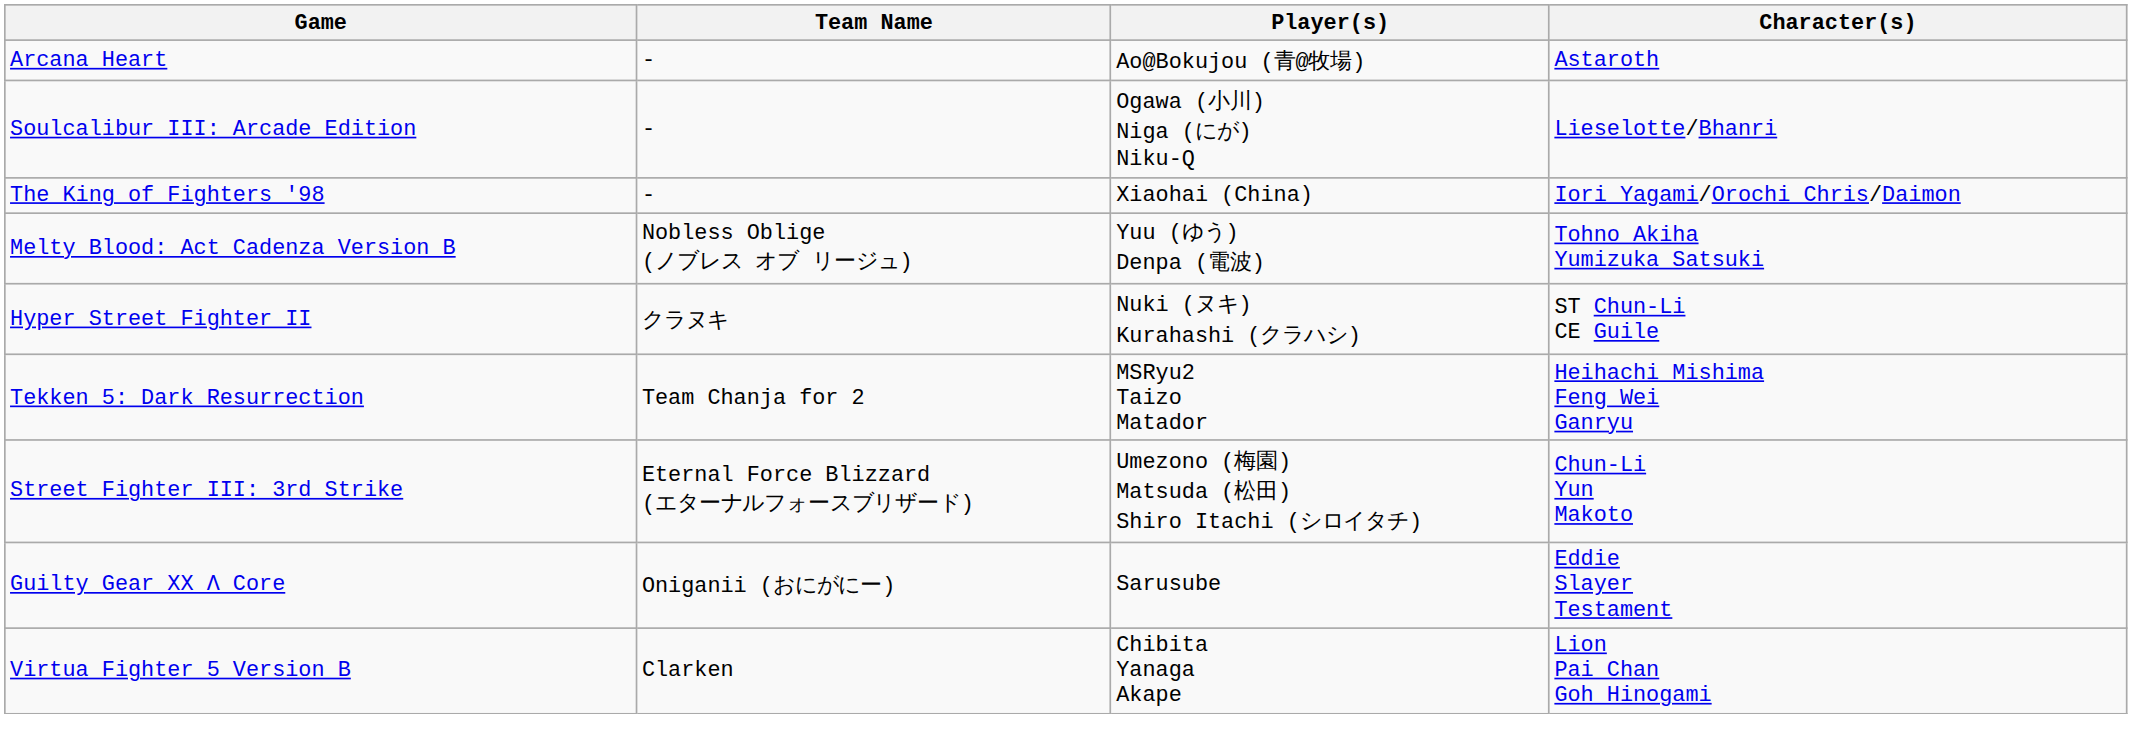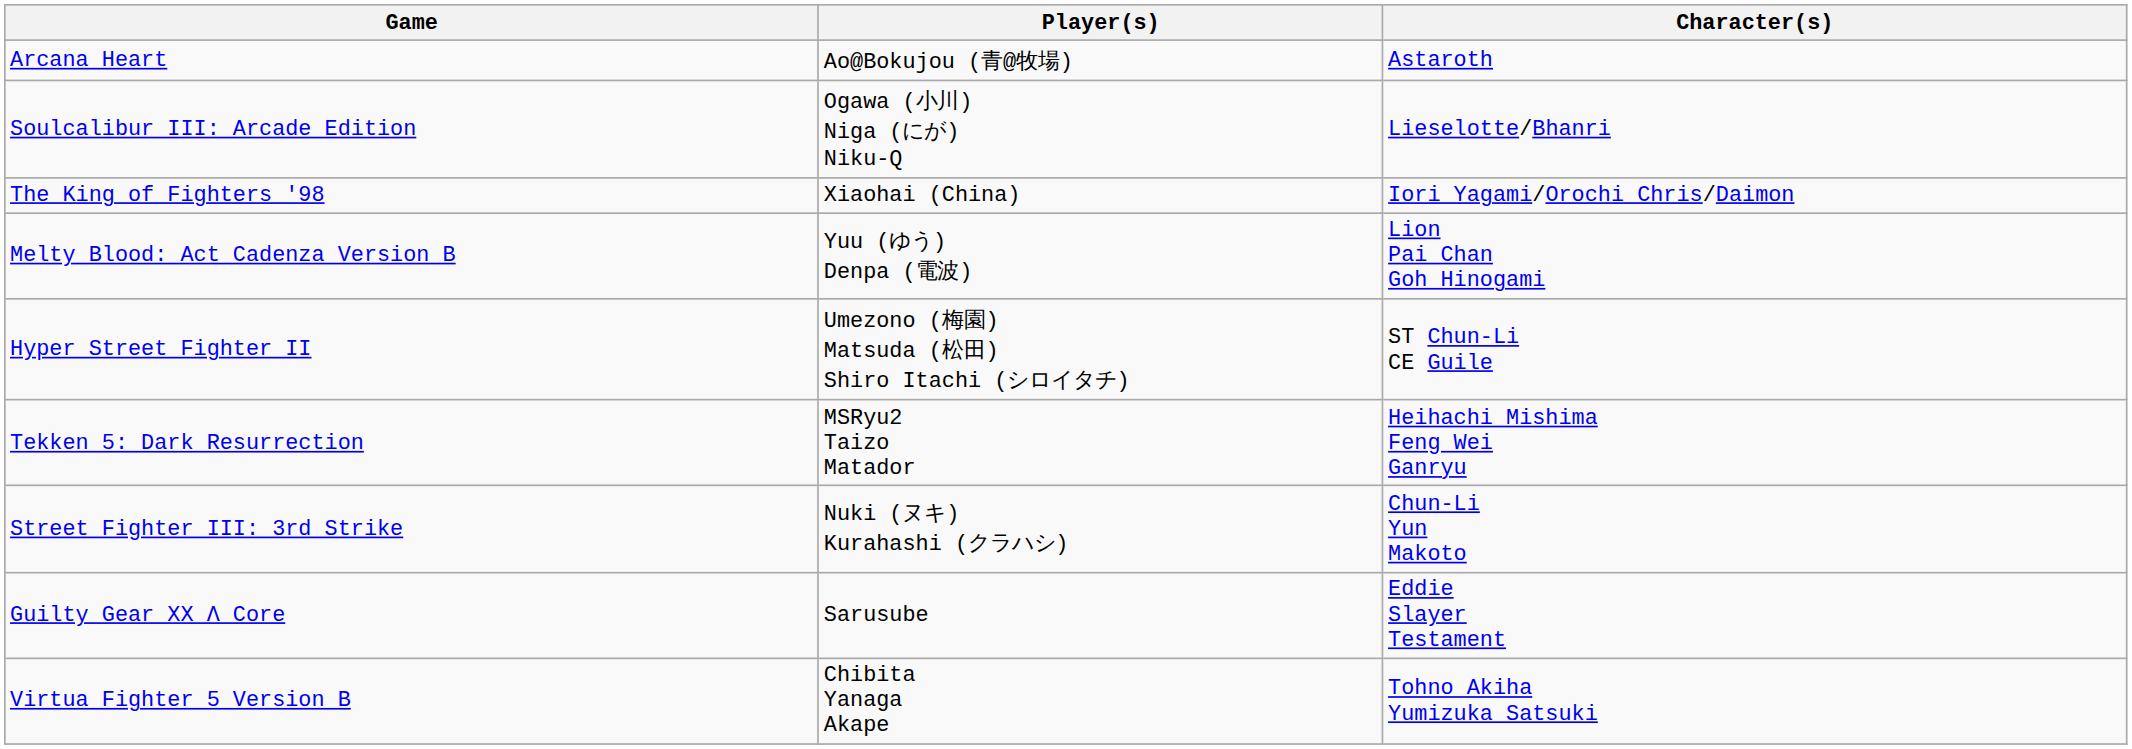- column: (874, 23)
(1659, 248) Tohno Akiha Yumizuka Satsuki -> (1467, 256) Lion Pai Chan Goh Hinogami
(1239, 320) Nuki (ヌキ) Kurahashi (クラハシ) -> (977, 350) Umezono (梅園) Matsuda (松田) Shiro Itachi (シロイタチ)
(1269, 492) Umezono (梅園) Matsuda (松田) Shiro Itachi (シロイタチ) -> (946, 530) Nuki (ヌキ) Kurahashi (クラハシ)
(1633, 671) Lion Pai Chan Goh Hinogami -> (1493, 701) Tohno Akiha Yumizuka Satsuki
